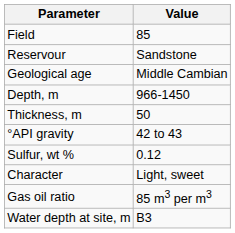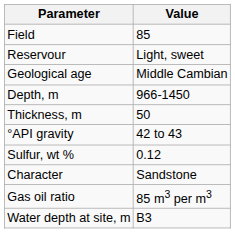(167, 54) Sandstone -> (170, 54) Light, sweet
(170, 174) Light, sweet -> (167, 174) Sandstone
